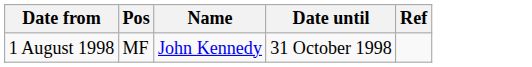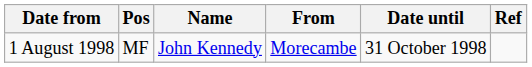+ column: (313, 18)
